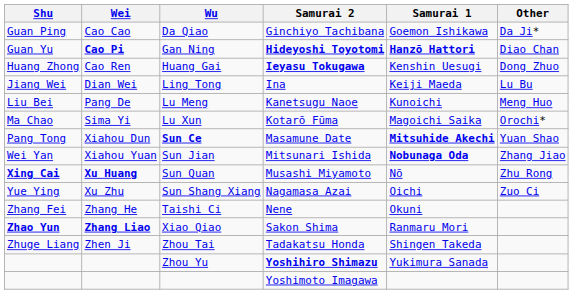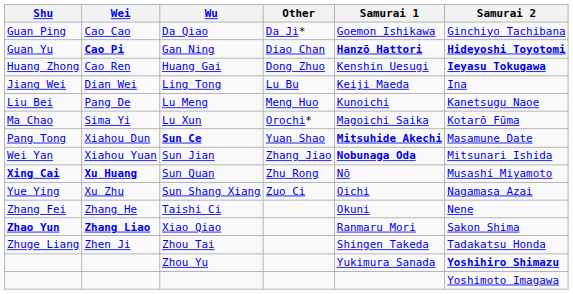columns swapped: (533, 13) <-> (325, 13)
